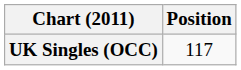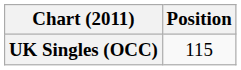(199, 49) 117 -> (199, 49) 115
